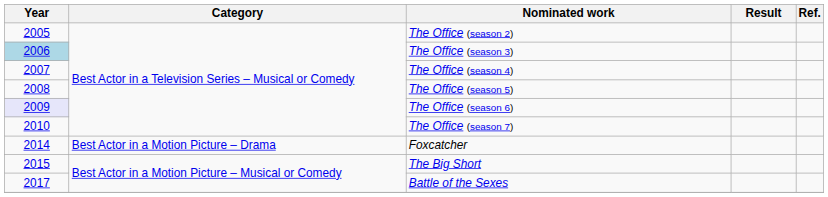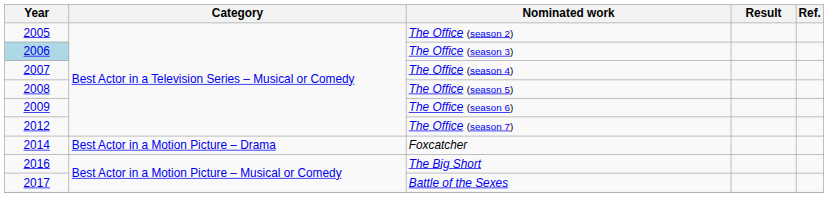(37, 107) lavender background -> (37, 107) no background
(37, 126) 2010 -> (37, 126) 2012
(37, 164) 2015 -> (37, 164) 2016
